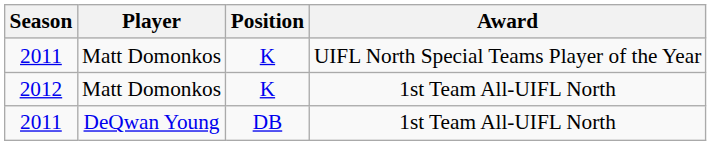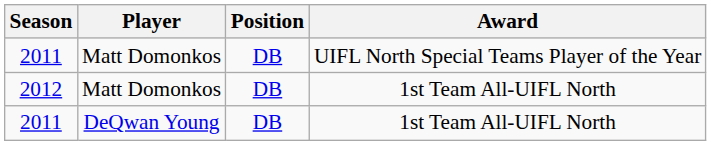(267, 55) K -> (267, 55) DB
(267, 88) K -> (267, 88) DB
